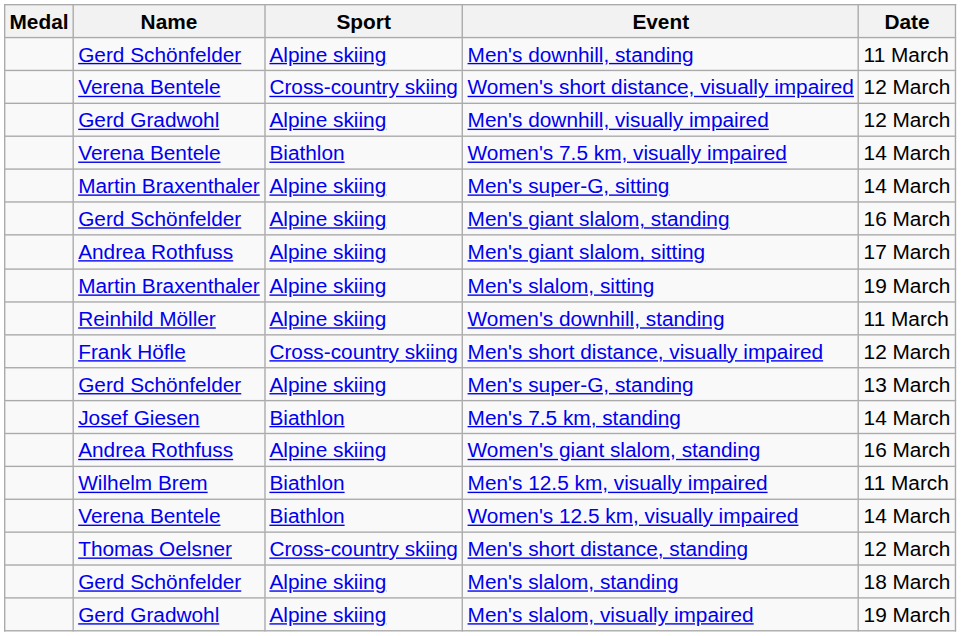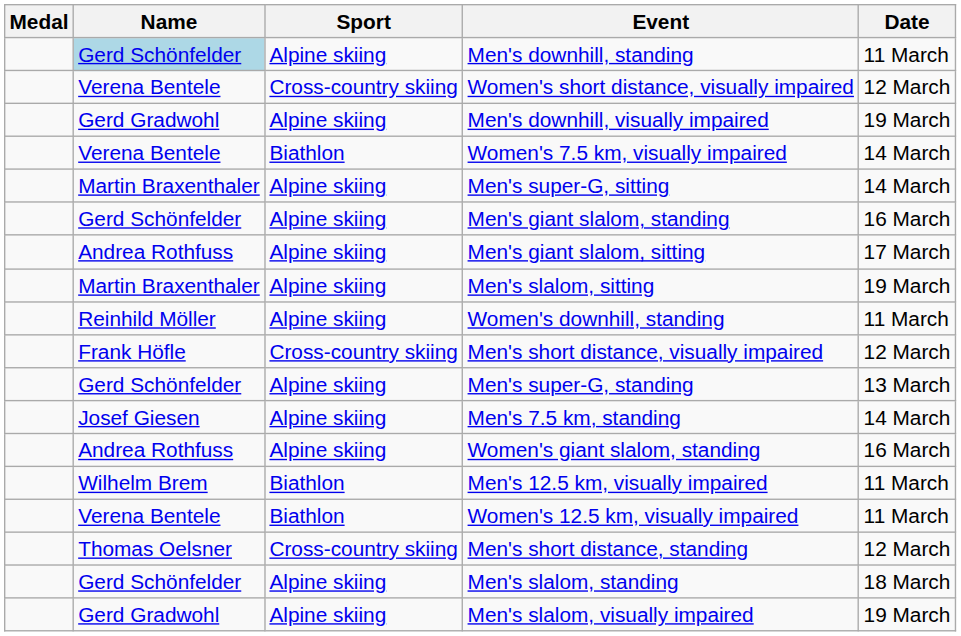(160, 54) no background -> (160, 54) lightblue background
(907, 120) 12 March -> (907, 120) 19 March
(307, 417) Biathlon -> (328, 417) Alpine skiing
(907, 516) 14 March -> (906, 516) 11 March
